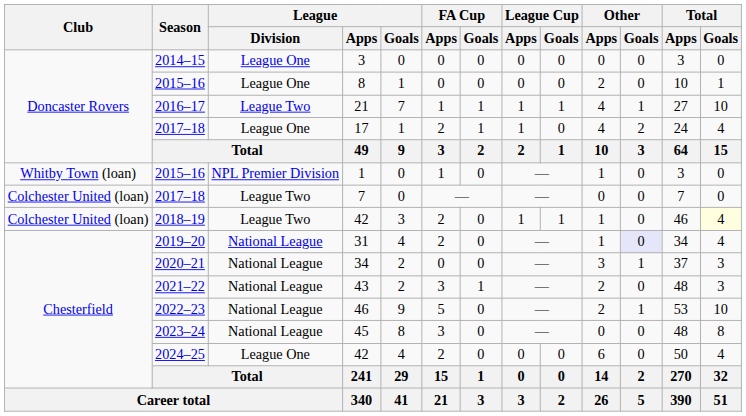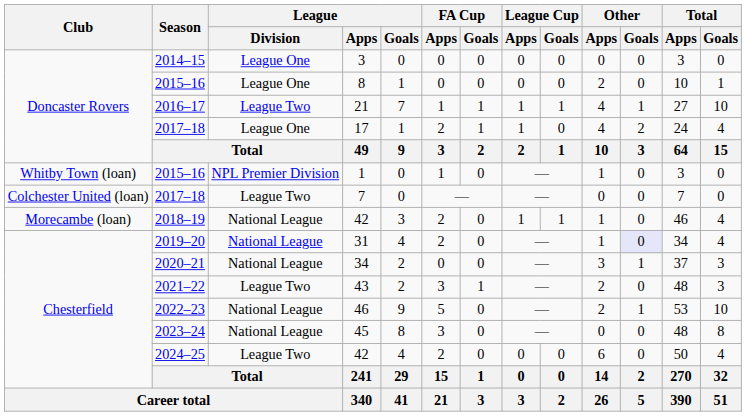(78, 219) Colchester United (loan) -> (78, 219) Morecambe (loan)
(275, 219) League Two -> (275, 219) National League
(721, 219) lightyellow background -> (721, 219) no background
(275, 286) National League -> (275, 286) League Two
(275, 354) League One -> (275, 354) League Two
